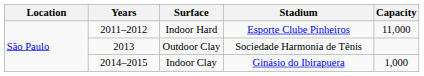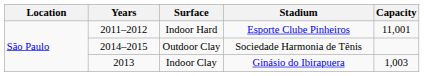(396, 29) 11,000 -> (396, 29) 11,001
(124, 46) 2013 -> (124, 46) 2014–2015
(124, 63) 2014–2015 -> (124, 63) 2013
(396, 63) 1,000 -> (396, 63) 1,003
